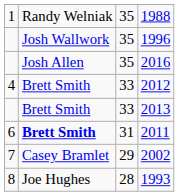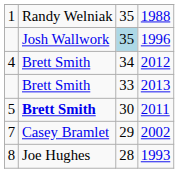(127, 39) no background -> (127, 39) lightblue background
- row: (156, 62)
(127, 86) 33 -> (127, 62) 34
(12, 132) 6 -> (12, 109) 5
(127, 132) 31 -> (127, 109) 30
